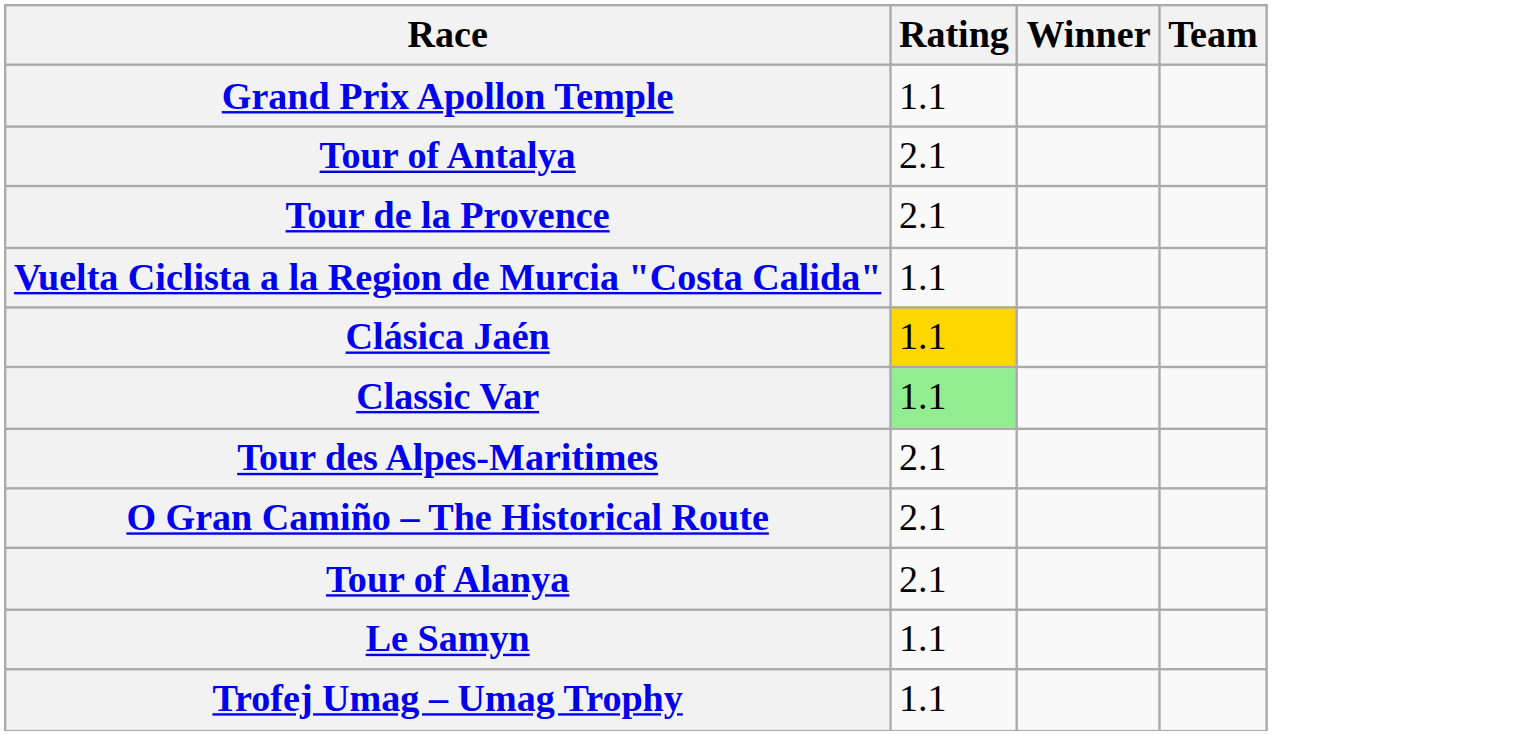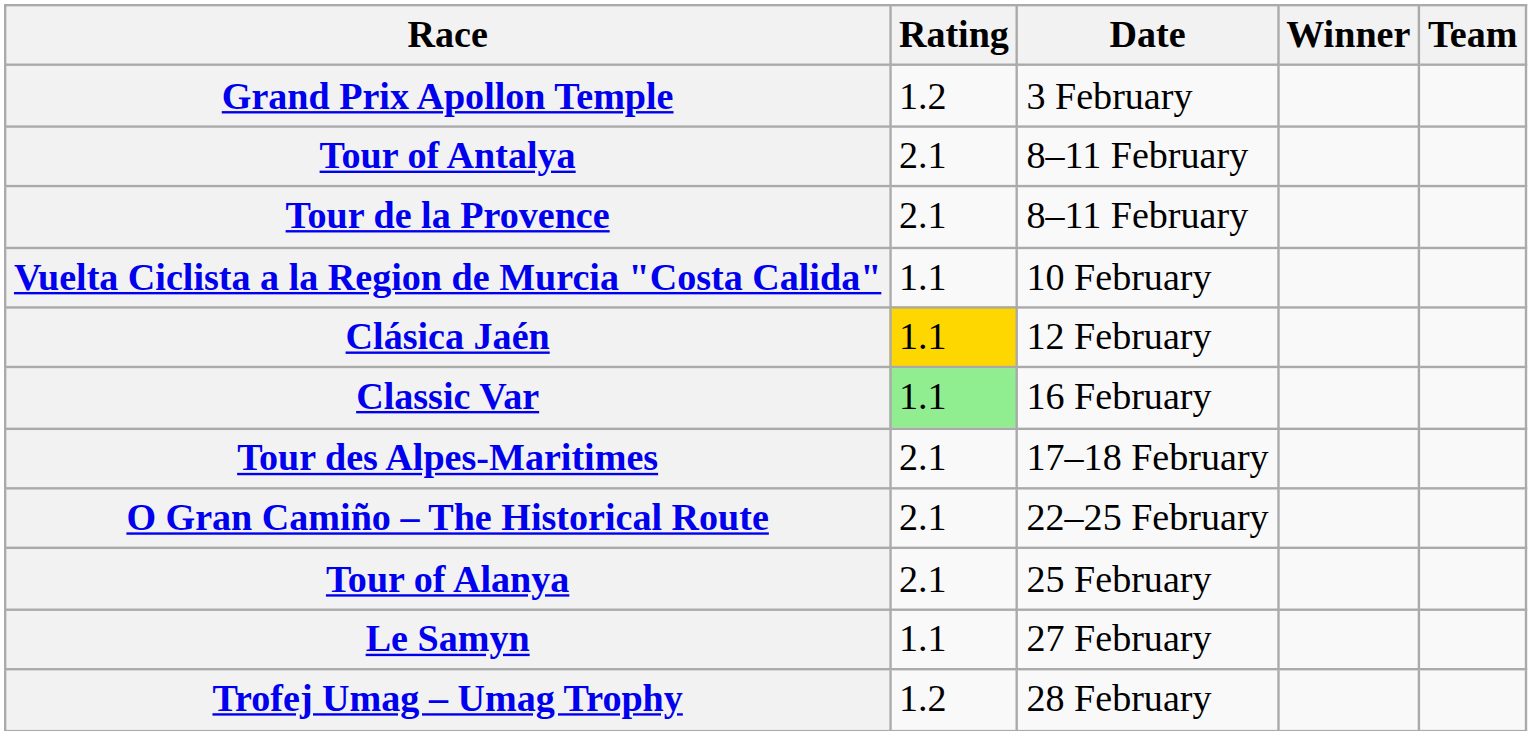+ column: (1148, 34)
(923, 95) 1.1 -> (923, 95) 1.2
(923, 699) 1.1 -> (923, 699) 1.2
